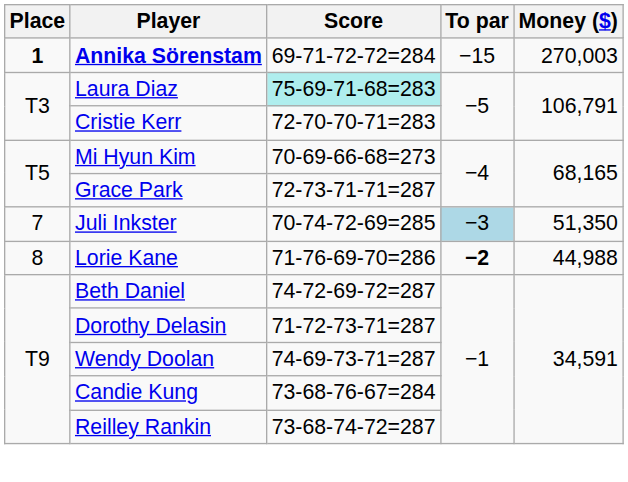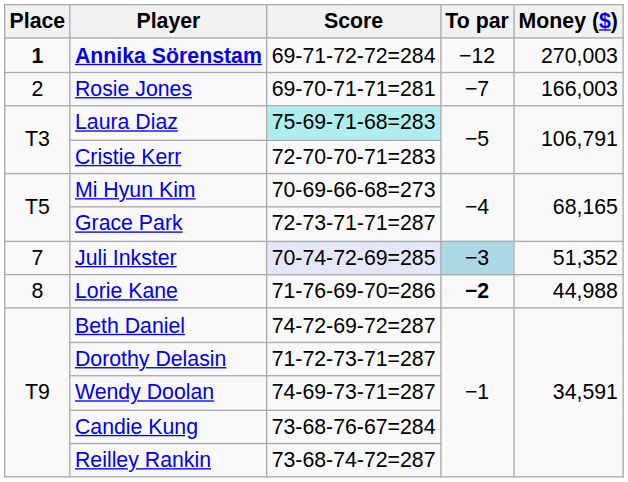(477, 55) −15 -> (477, 55) −12
+ row: (134, 88)
(354, 223) no background -> (354, 257) lavender background
(585, 223) 51,350 -> (585, 257) 51,352
